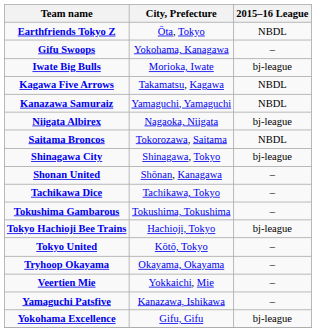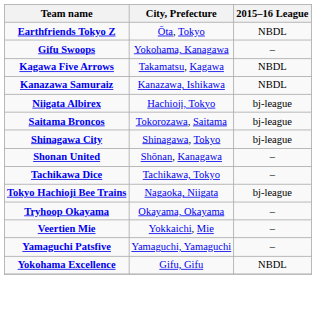- row: (67, 67)
(181, 103) Yamaguchi, Yamaguchi -> (181, 85) Kanazawa, Ishikawa
(181, 121) Nagaoka, Niigata -> (181, 103) Hachioji, Tokyo
(272, 139) NBDL -> (272, 121) bj-league
- row: (67, 211)
(181, 229) Hachioji, Tokyo -> (181, 193) Nagaoka, Niigata
- row: (67, 247)
(181, 301) Kanazawa, Ishikawa -> (181, 247) Yamaguchi, Yamaguchi
(272, 319) bj-league -> (272, 265) NBDL
